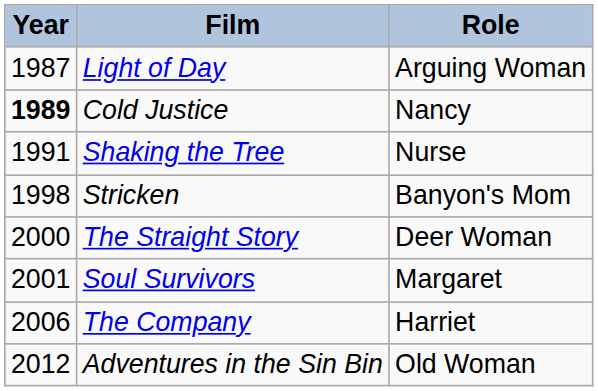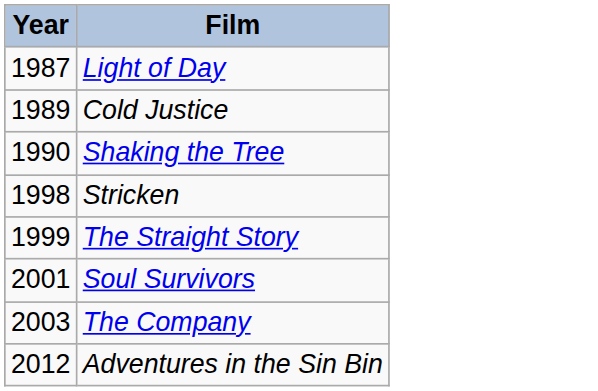- column: (491, 25)
(41, 110) bold -> (41, 110) normal
(41, 152) 1991 -> (41, 152) 1990
(41, 237) 2000 -> (41, 237) 1999
(41, 322) 2006 -> (41, 322) 2003
